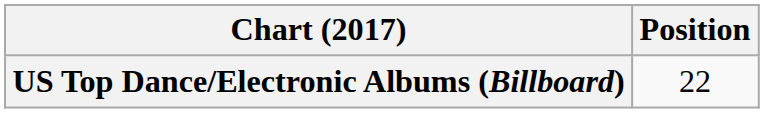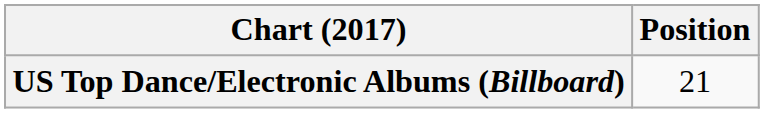(695, 81) 22 -> (695, 81) 21
